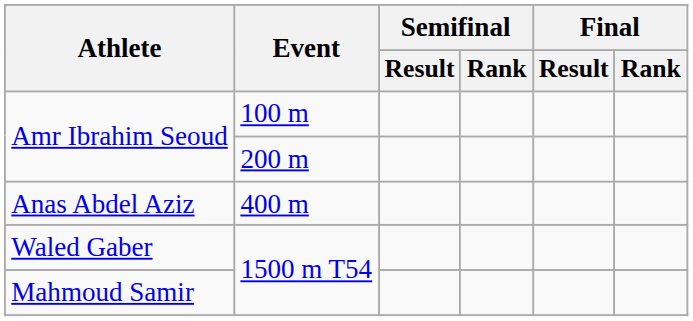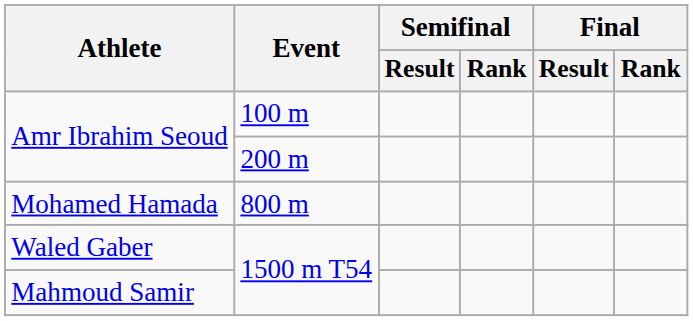- row: (103, 203)
+ row: (115, 203)
